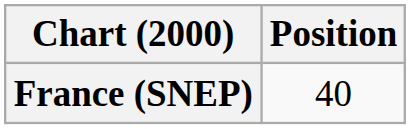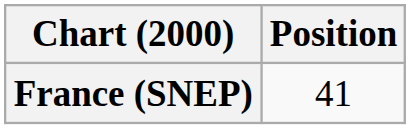(334, 92) 40 -> (334, 92) 41
